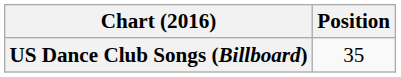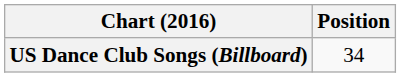(354, 54) 35 -> (354, 54) 34
